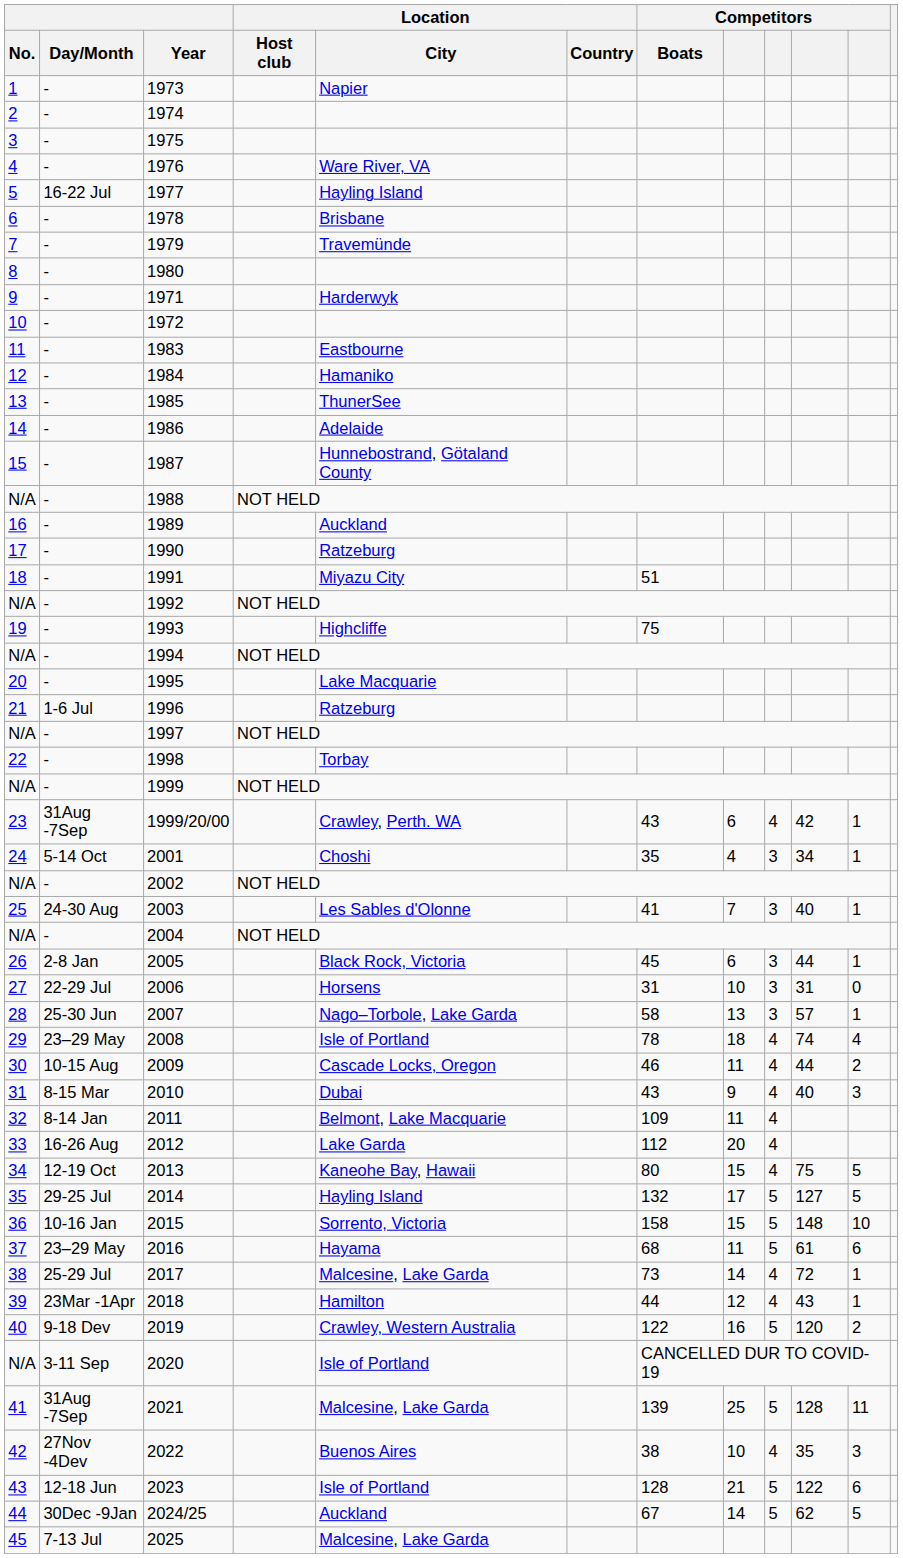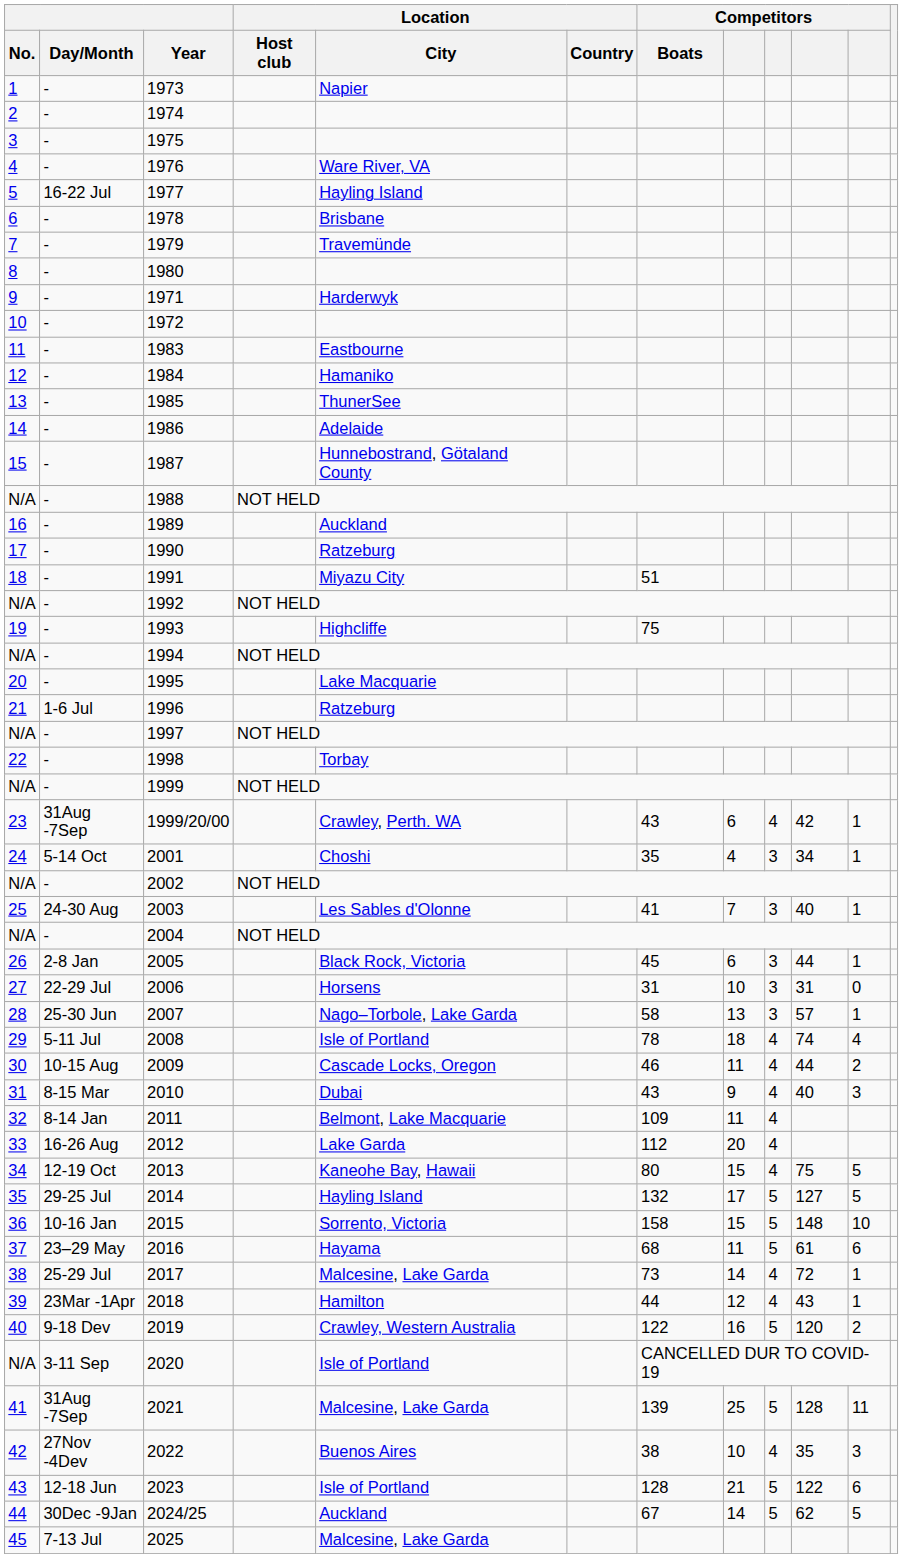(84, 1040) 23–29 May -> (72, 1040) 5-11 Jul
